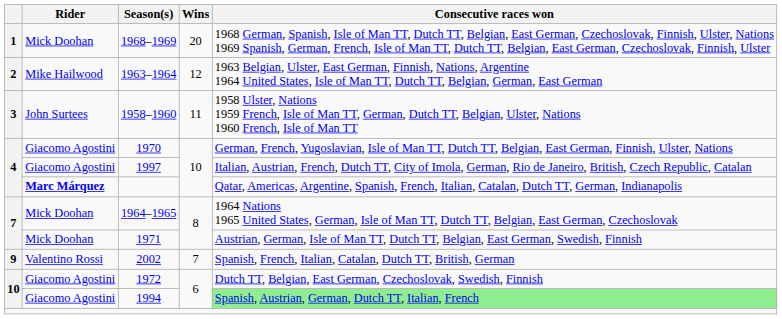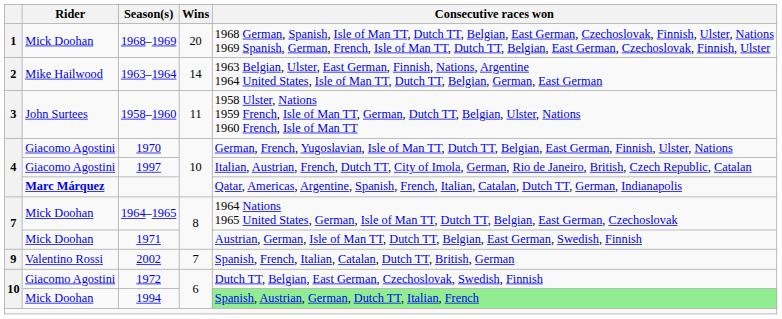(196, 74) 12 -> (196, 74) 14
(70, 298) Giacomo Agostini -> (59, 298) Mick Doohan
